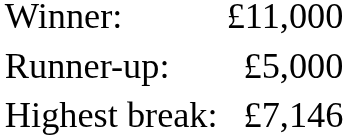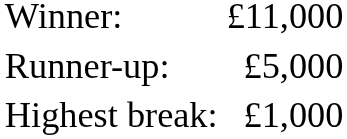(293, 115) £7,146 -> (293, 115) £1,000
